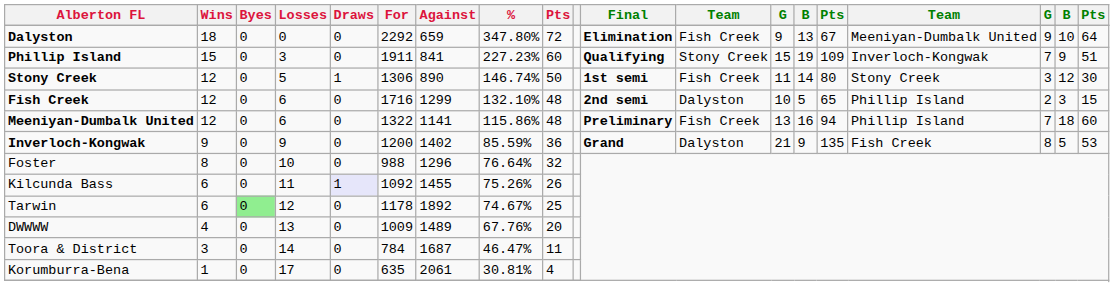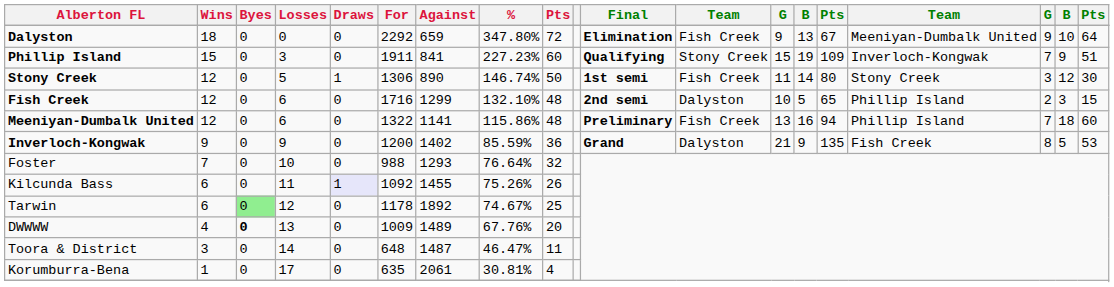(205, 164) 8 -> (205, 164) 7
(436, 164) 1296 -> (436, 164) 1293
(244, 228) normal -> (244, 228) bold
(393, 249) 784 -> (393, 249) 648
(436, 249) 1687 -> (436, 249) 1487
